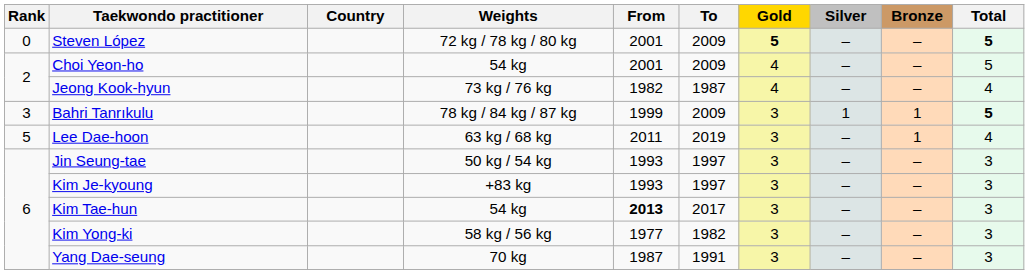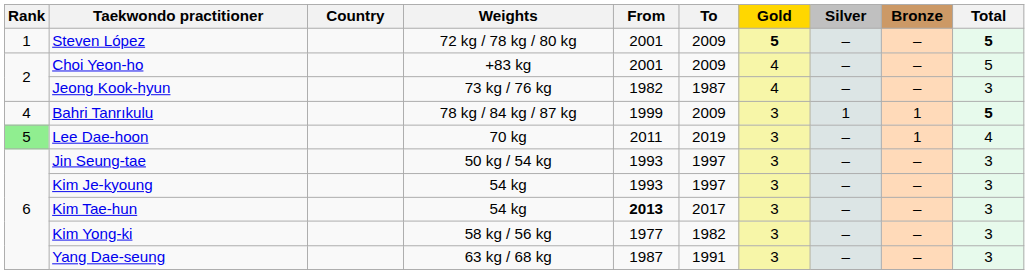(27, 40) 0 -> (27, 40) 1
(508, 64) 54 kg -> (508, 64) +83 kg
(989, 88) 4 -> (989, 88) 3
(27, 112) 3 -> (27, 112) 4
(27, 137) no background -> (27, 137) lightgreen background
(508, 137) 63 kg / 68 kg -> (508, 137) 70 kg
(508, 185) +83 kg -> (508, 185) 54 kg
(508, 257) 70 kg -> (508, 257) 63 kg / 68 kg
